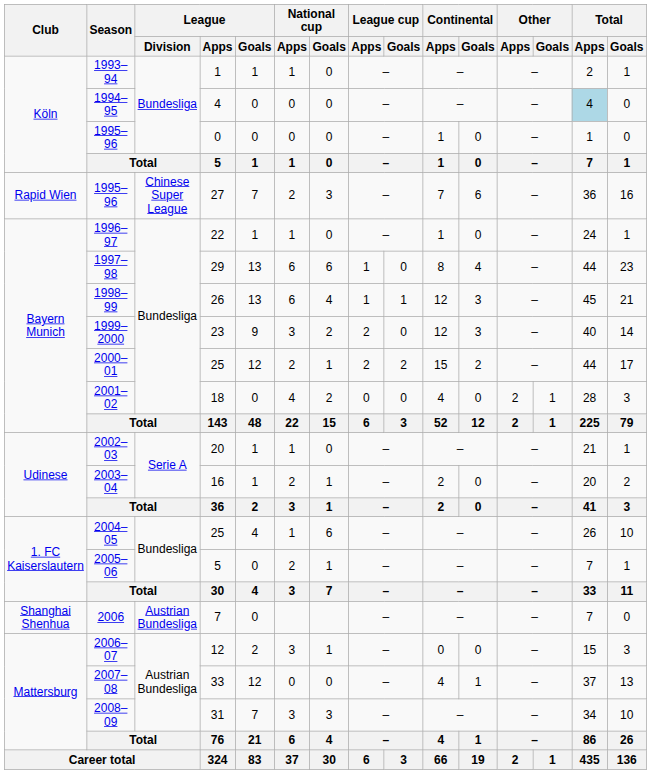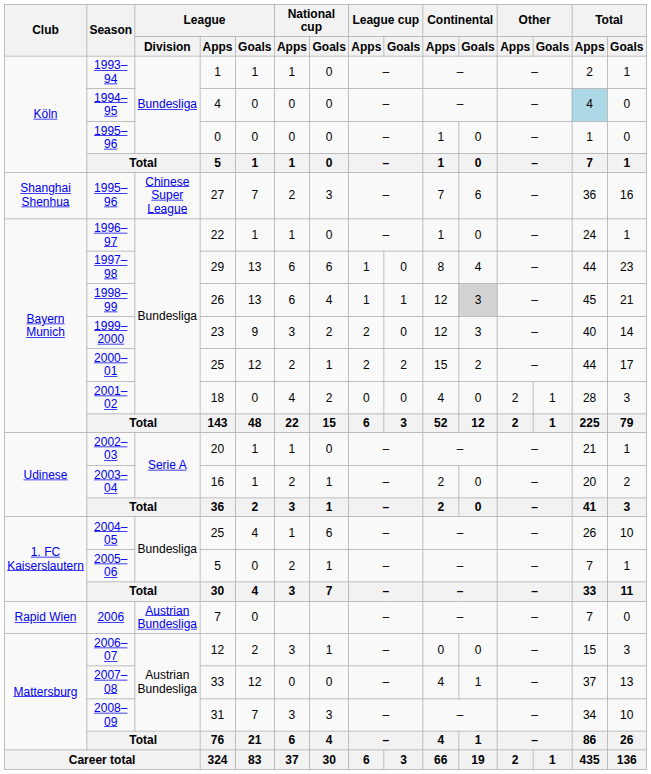(45, 195) Rapid Wien -> (45, 195) Shanghai Shenhua
(478, 300) no background -> (478, 300) lightgrey background
(45, 617) Shanghai Shenhua -> (45, 617) Rapid Wien
